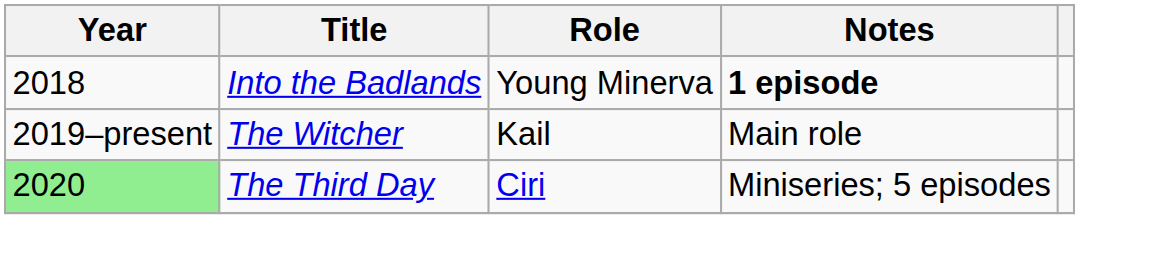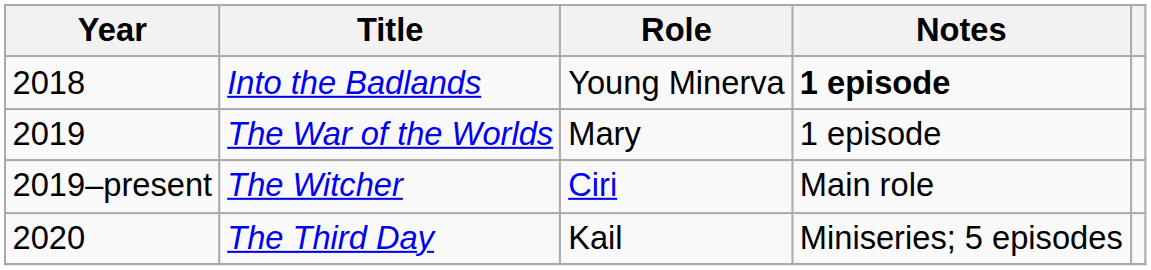+ row: (390, 133)
(524, 133) Kail -> (593, 185) Ciri
(49, 185) lightgreen background -> (49, 237) no background
(521, 185) Ciri -> (595, 237) Kail
